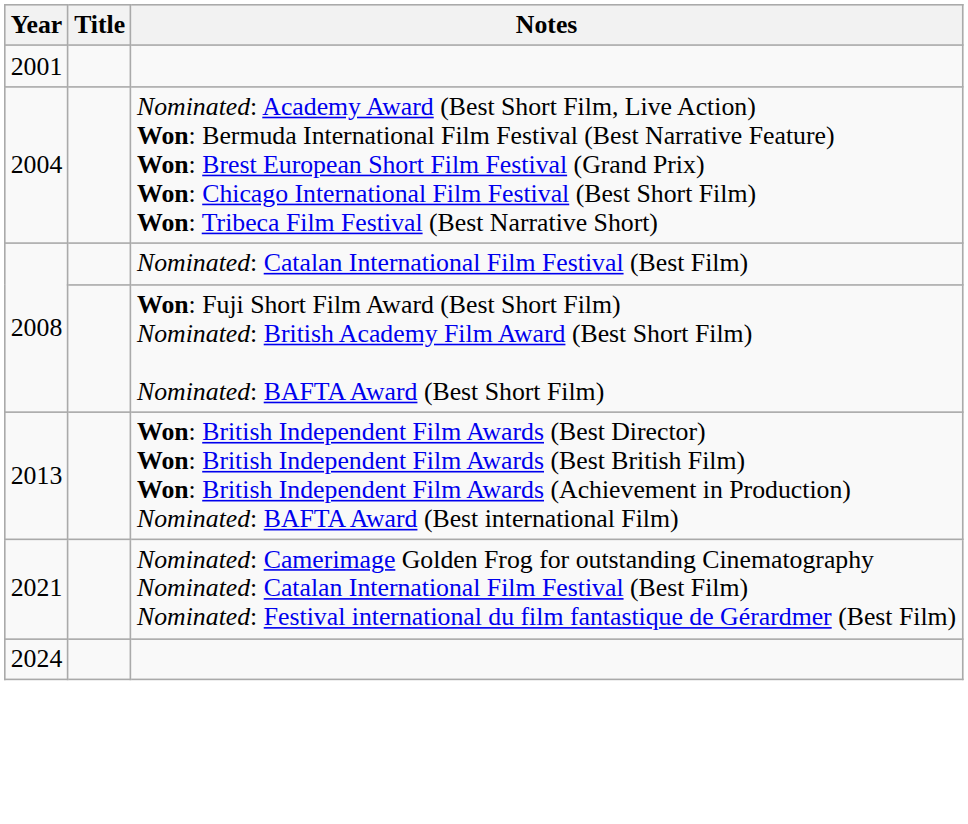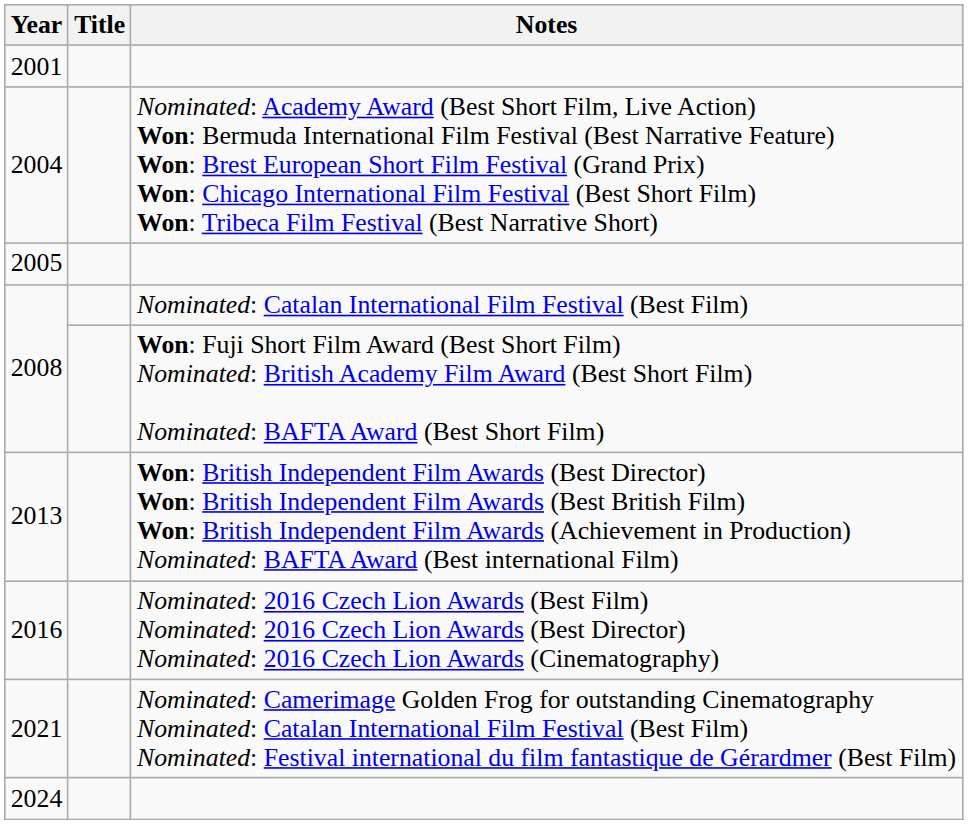+ row: (37, 263)
+ row: (37, 629)
